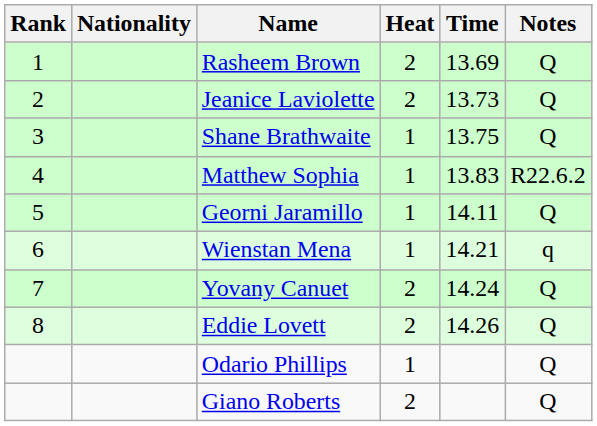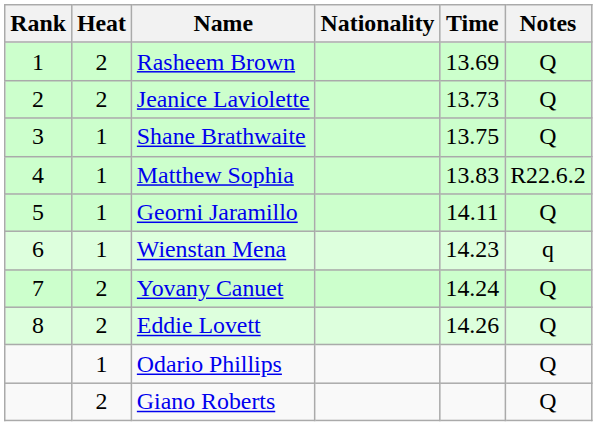columns swapped: (410, 23) <-> (134, 23)
(472, 250) 14.21 -> (472, 250) 14.23
